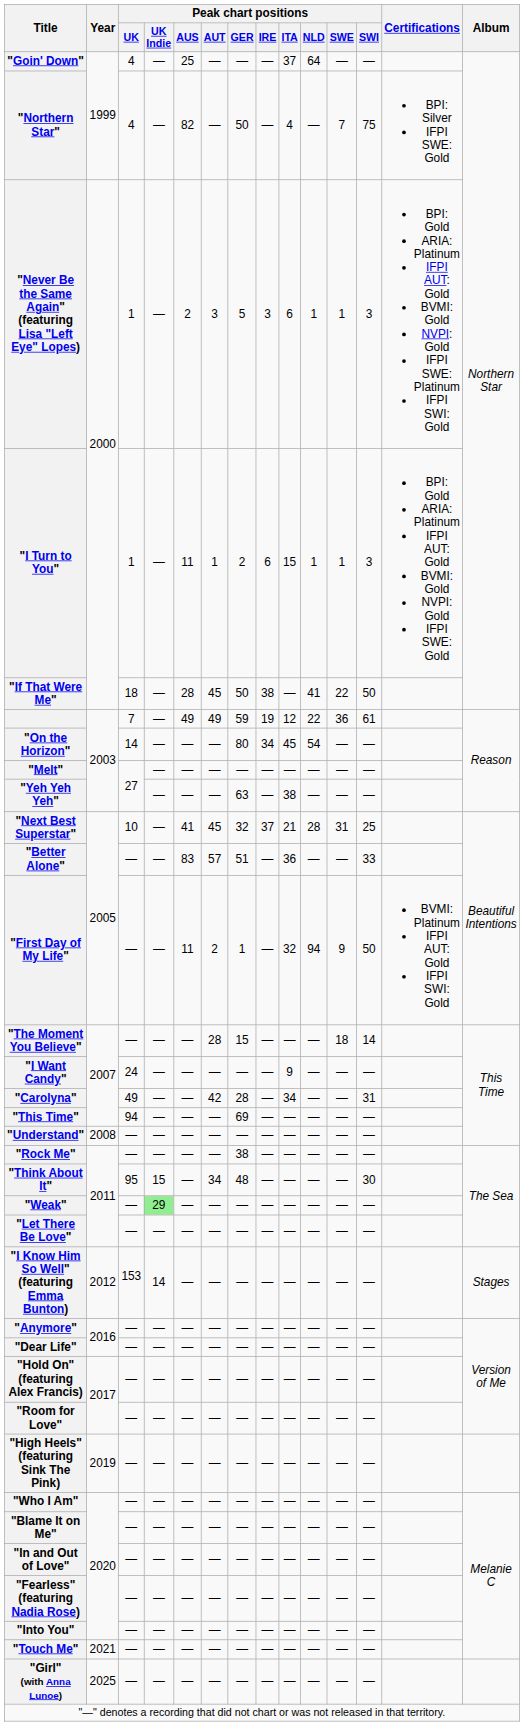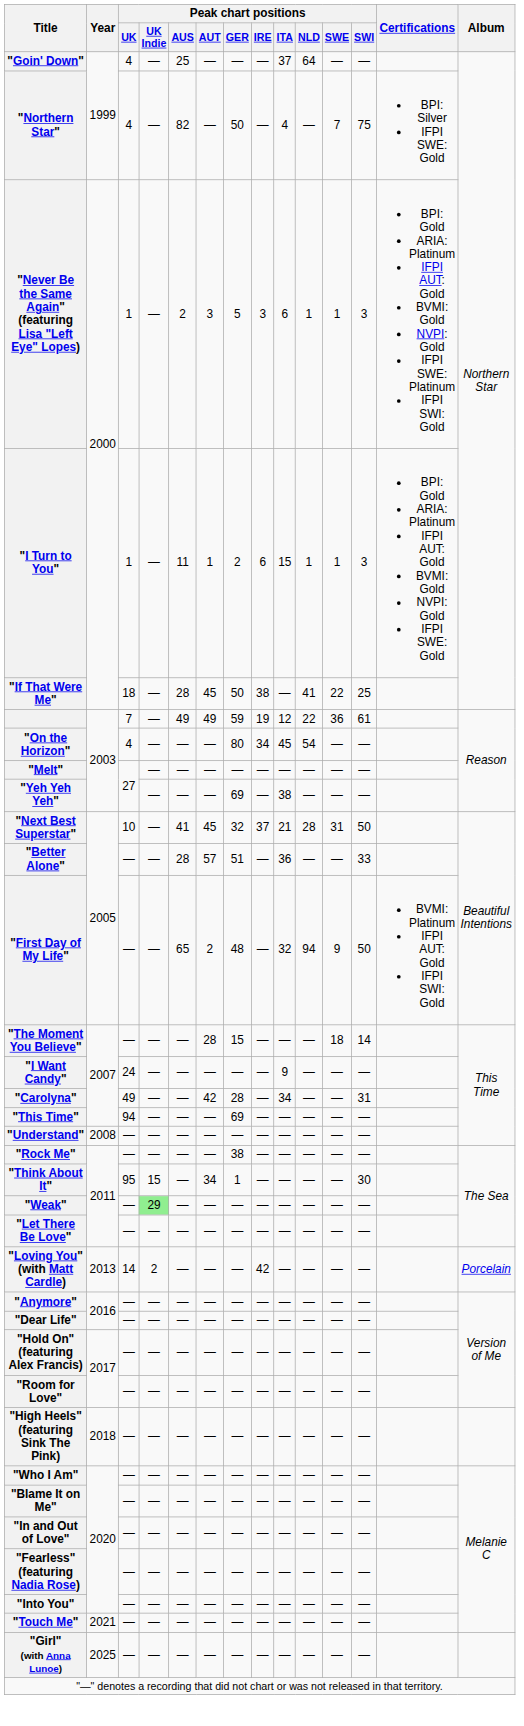(369, 693) 50 -> (364, 693) 25
(131, 744) 14 -> (129, 744) 4
(242, 795) 63 -> (237, 795) 69
(369, 827) 25 -> (364, 827) 50
(187, 859) 83 -> (183, 859) 28
(187, 950) 11 -> (183, 950) 65
(242, 950) 1 -> (237, 950) 48
(242, 1180) 48 -> (237, 1180) 1
- row: (46, 1282)
+ row: (46, 1269)
(103, 1463) 2019 -> (103, 1436) 2018
